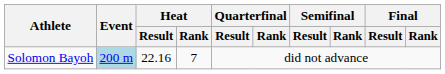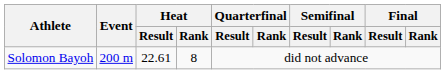(116, 58) lightblue background -> (116, 58) no background
(156, 58) 22.16 -> (156, 58) 22.61
(194, 58) 7 -> (194, 58) 8
